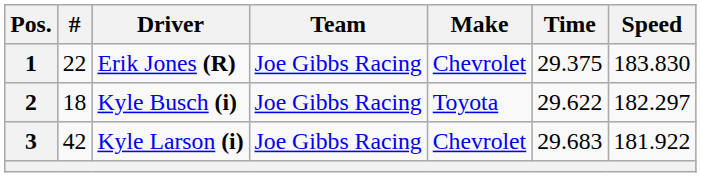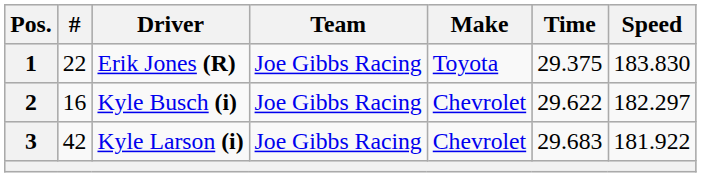(479, 63) Chevrolet -> (465, 63) Toyota
(75, 102) 18 -> (75, 102) 16
(465, 102) Toyota -> (479, 102) Chevrolet
